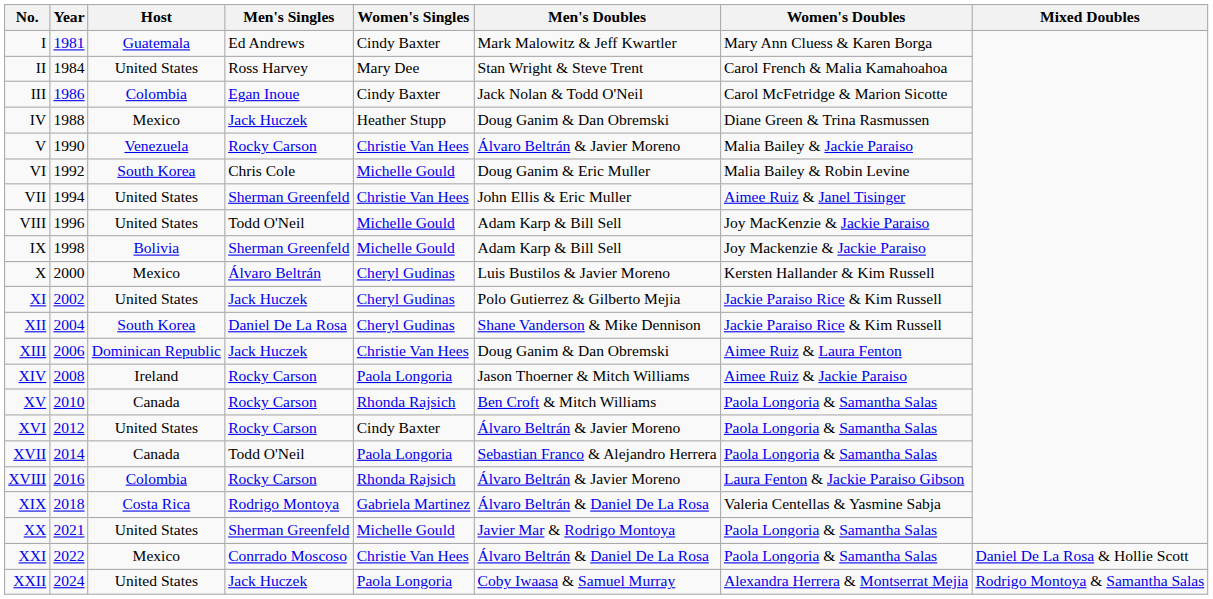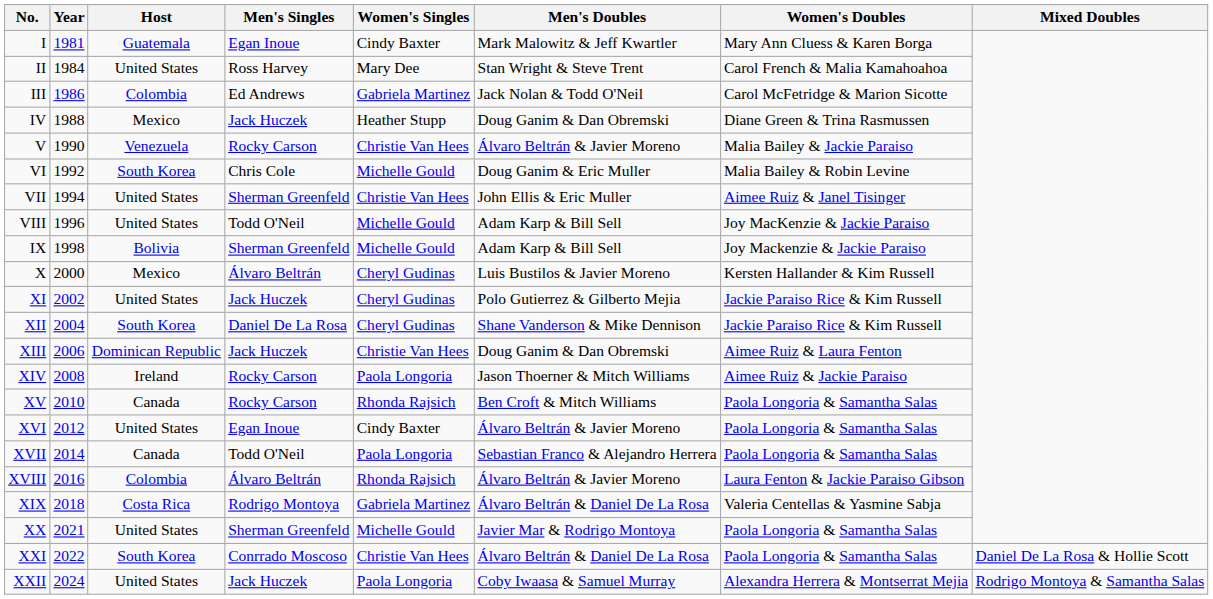(266, 43) Ed Andrews -> (264, 43) Egan Inoue
(264, 94) Egan Inoue -> (266, 94) Ed Andrews
(398, 94) Cindy Baxter -> (413, 94) Gabriela Martinez
(272, 428) Rocky Carson -> (264, 428) Egan Inoue
(272, 479) Rocky Carson -> (275, 479) Álvaro Beltrán
(156, 556) Mexico -> (156, 556) South Korea
